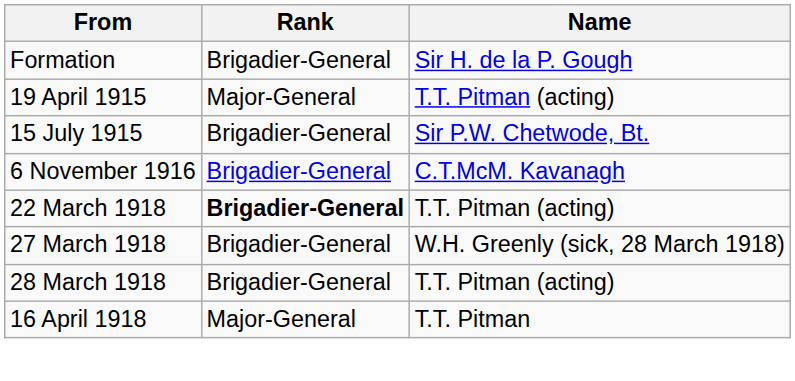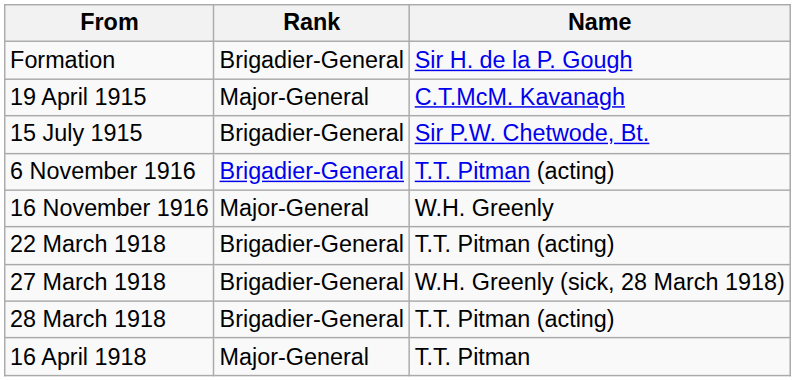(515, 97) T.T. Pitman (acting) -> (520, 97) C.T.McM. Kavanagh
(520, 171) C.T.McM. Kavanagh -> (515, 171) T.T. Pitman (acting)
+ row: (109, 208)
(305, 208) bold -> (312, 245) normal
